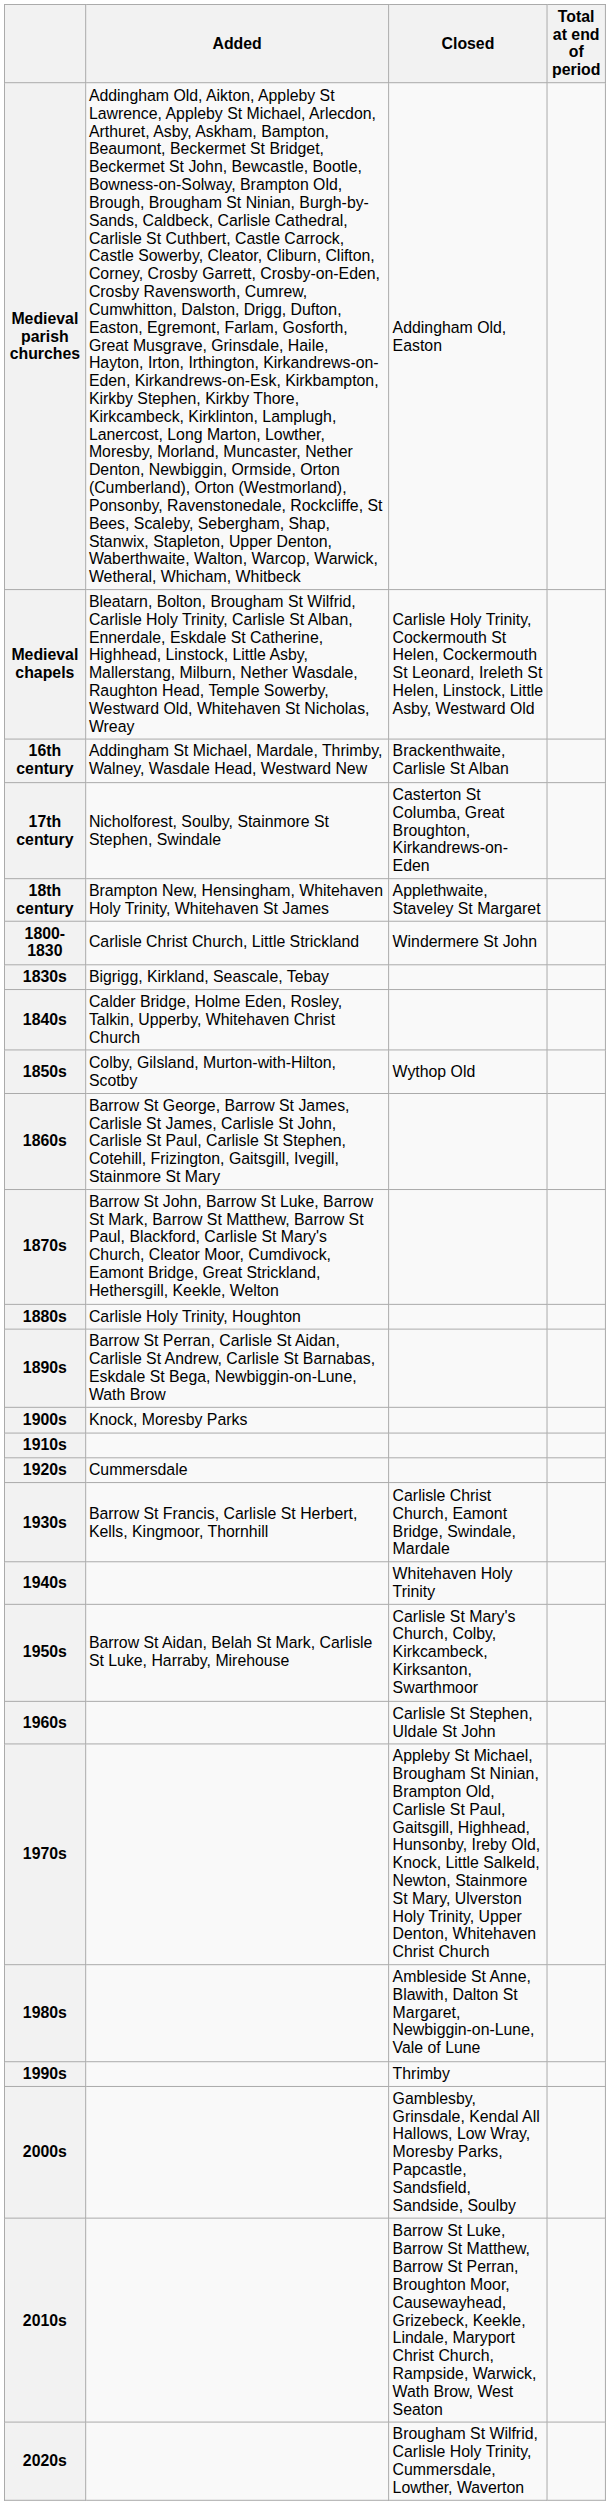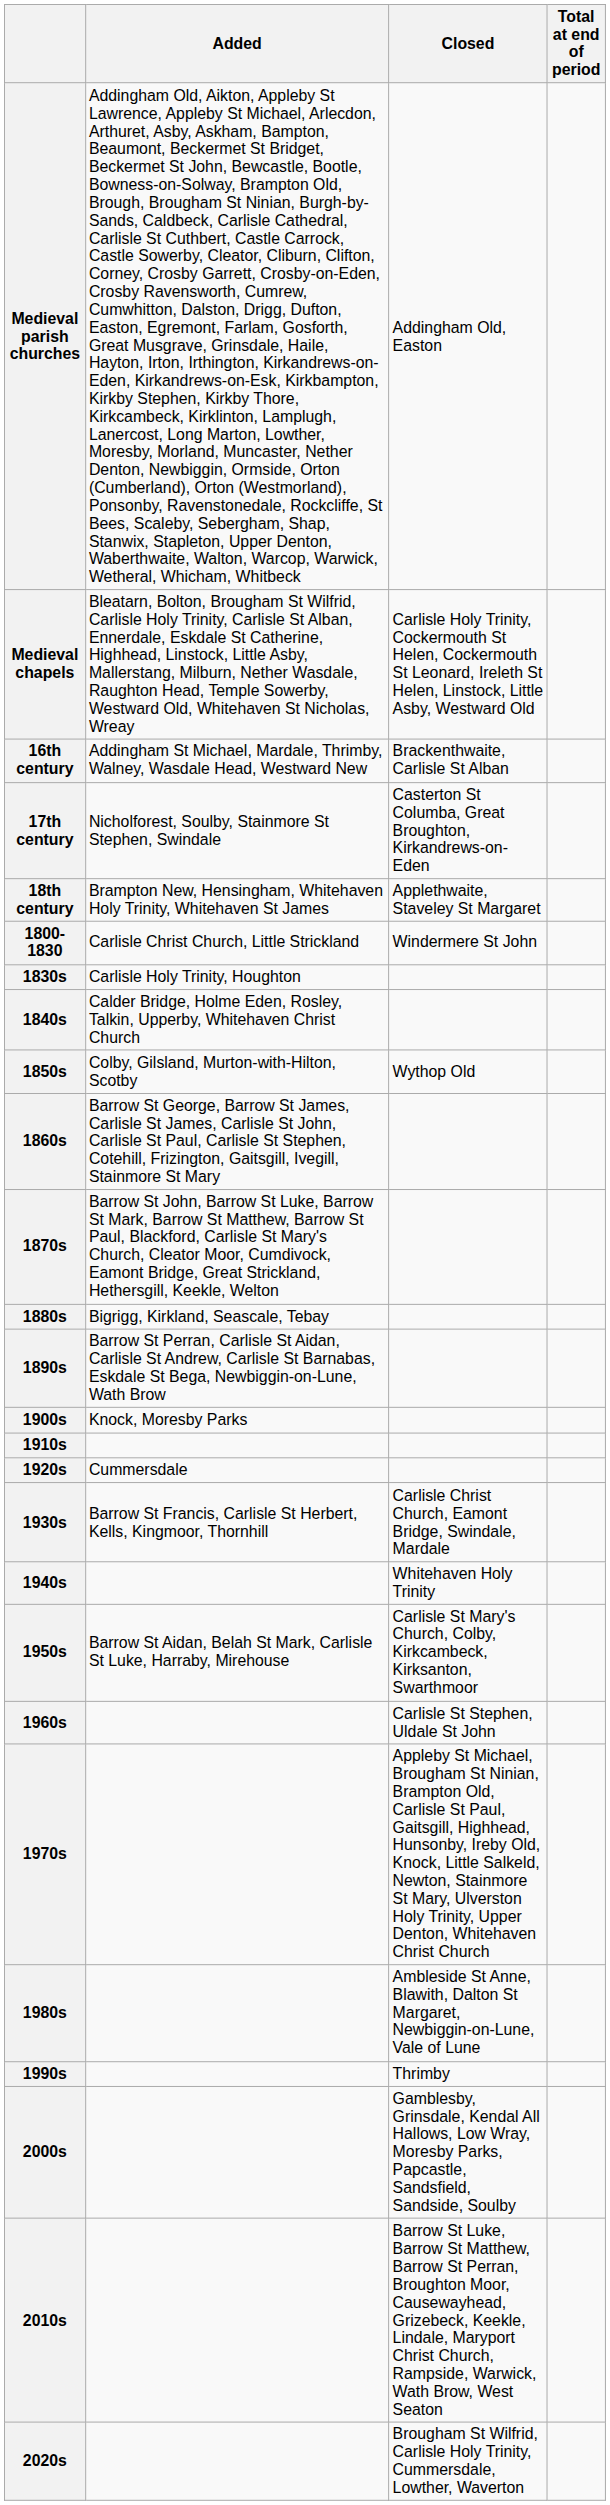(209, 976) Bigrigg, Kirkland, Seascale, Tebay -> (195, 976) Carlisle Holy Trinity, Houghton
(195, 1316) Carlisle Holy Trinity, Houghton -> (209, 1316) Bigrigg, Kirkland, Seascale, Tebay
